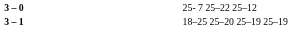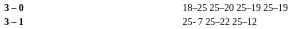(220, 7) 25- 7 25–22 25–12 -> (235, 7) 18–25 25–20 25–19 25–19
(235, 21) 18–25 25–20 25–19 25–19 -> (220, 21) 25- 7 25–22 25–12
